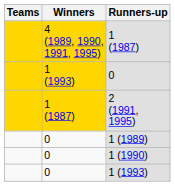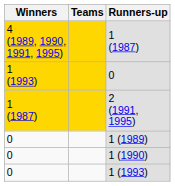columns swapped: (23, 12) <-> (74, 12)
